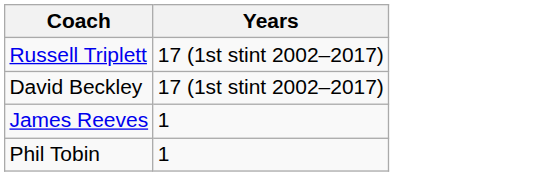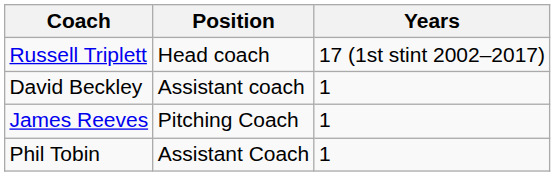+ column: (234, 21)
(271, 87) 17 (1st stint 2002–2017) -> (325, 87) 1
